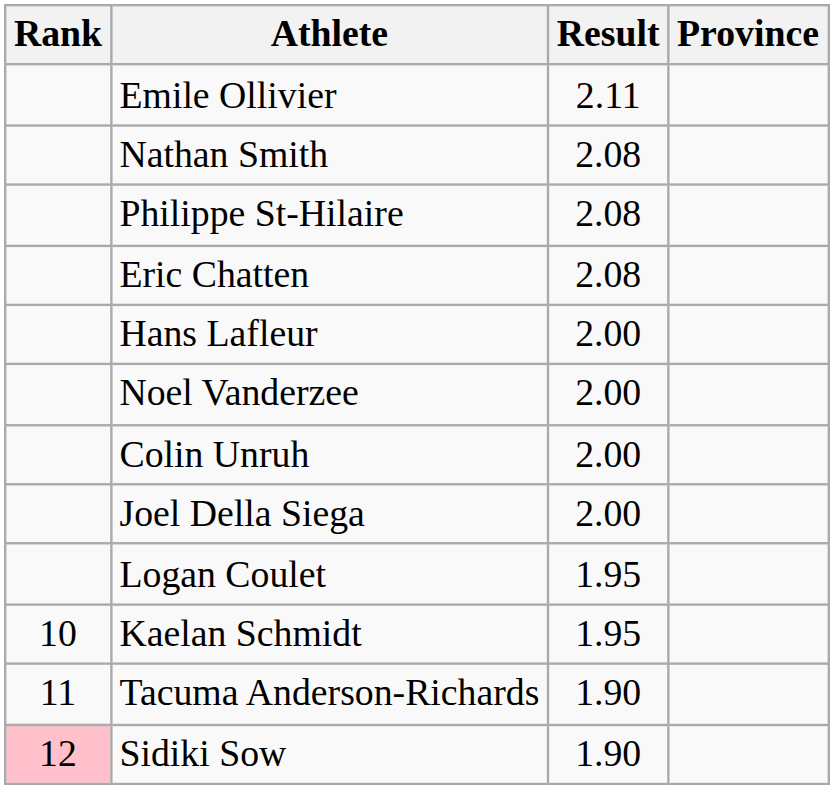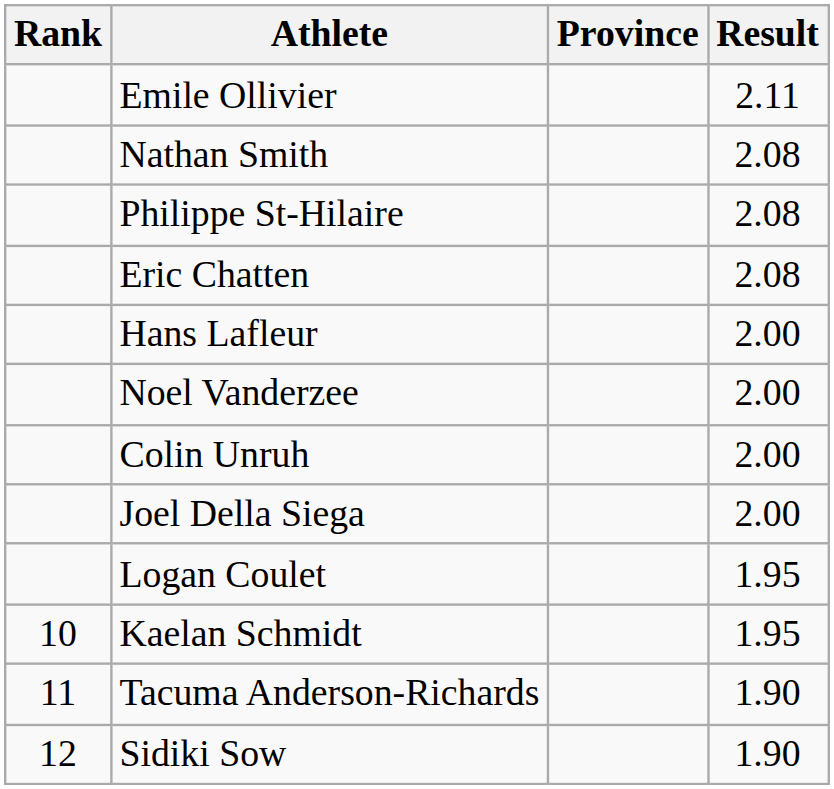columns swapped: (748, 34) <-> (608, 34)
(58, 753) pink background -> (58, 753) no background
